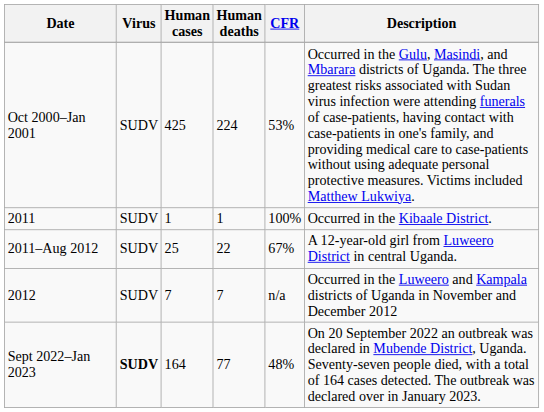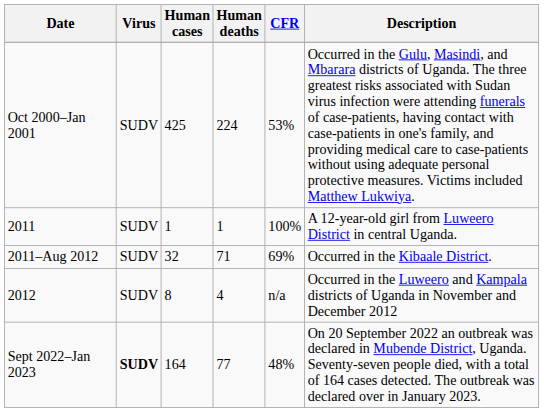(400, 218) Occurred in the Kibaale District. -> (401, 226) A 12-year-old girl from Luweero District in central Uganda.
(172, 248) 25 -> (172, 256) 32
(224, 248) 22 -> (224, 256) 71
(281, 248) 67% -> (281, 256) 69%
(401, 248) A 12-year-old girl from Luweero District in central Uganda. -> (400, 256) Occurred in the Kibaale District.
(168, 295) 7 -> (168, 295) 8
(220, 295) 7 -> (220, 295) 4
